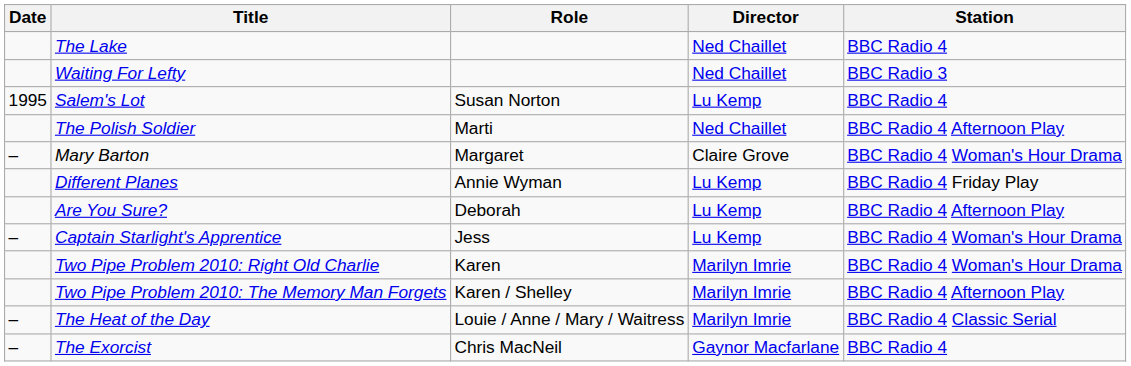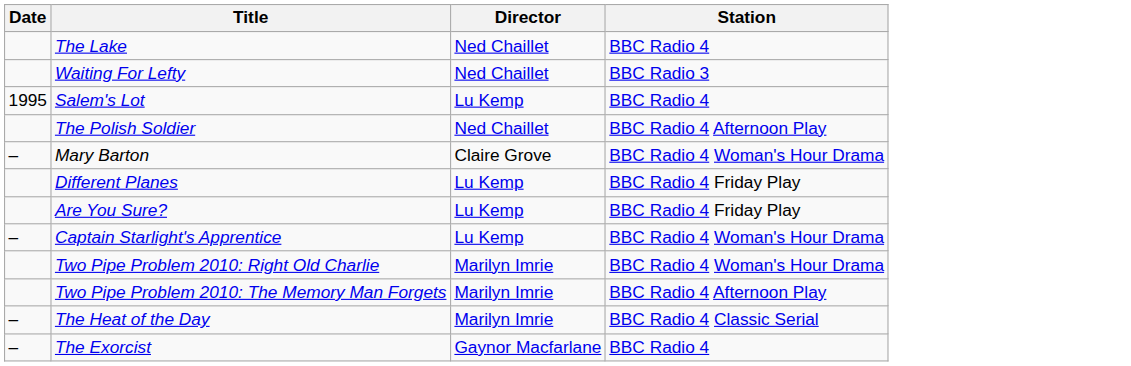- column: (569, 18)
(956, 210) BBC Radio 4 Afternoon Play -> (705, 210) BBC Radio 4 Friday Play
